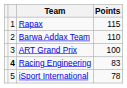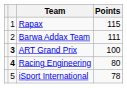(114, 37) 110 -> (114, 37) 111
(13, 50) normal -> (13, 50) bold
(116, 63) 83 -> (116, 63) 80
